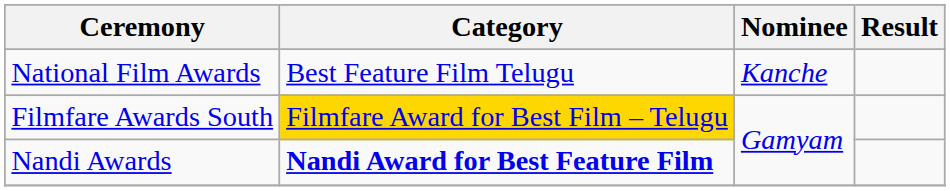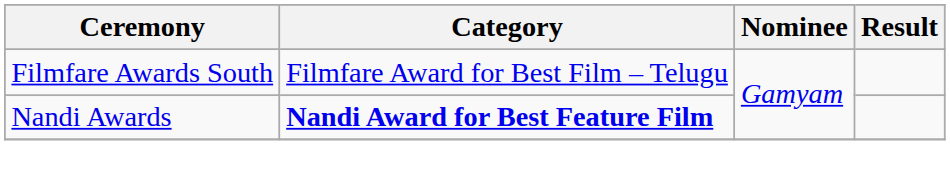- row: (136, 71)
(507, 116) gold background -> (507, 71) no background
